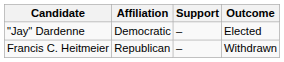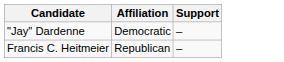- column: (250, 13)
